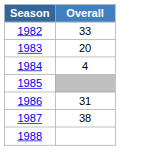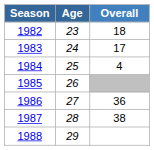+ column: (72, 13)
(85, 31) 33 -> (119, 31) 18
(85, 48) 20 -> (119, 48) 17
(85, 101) 31 -> (119, 101) 36
